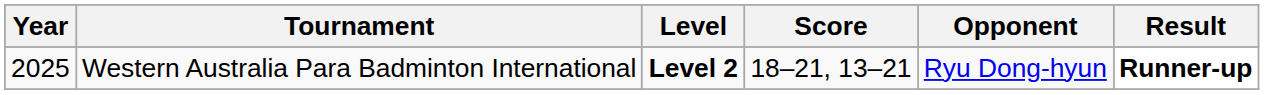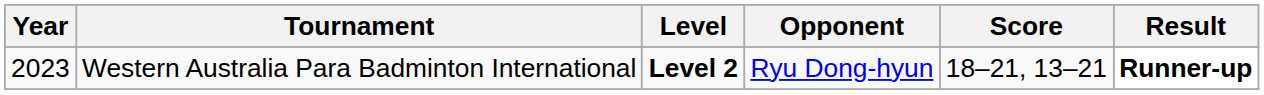columns swapped: (1015, 26) <-> (831, 26)
(40, 68) 2025 -> (40, 68) 2023
